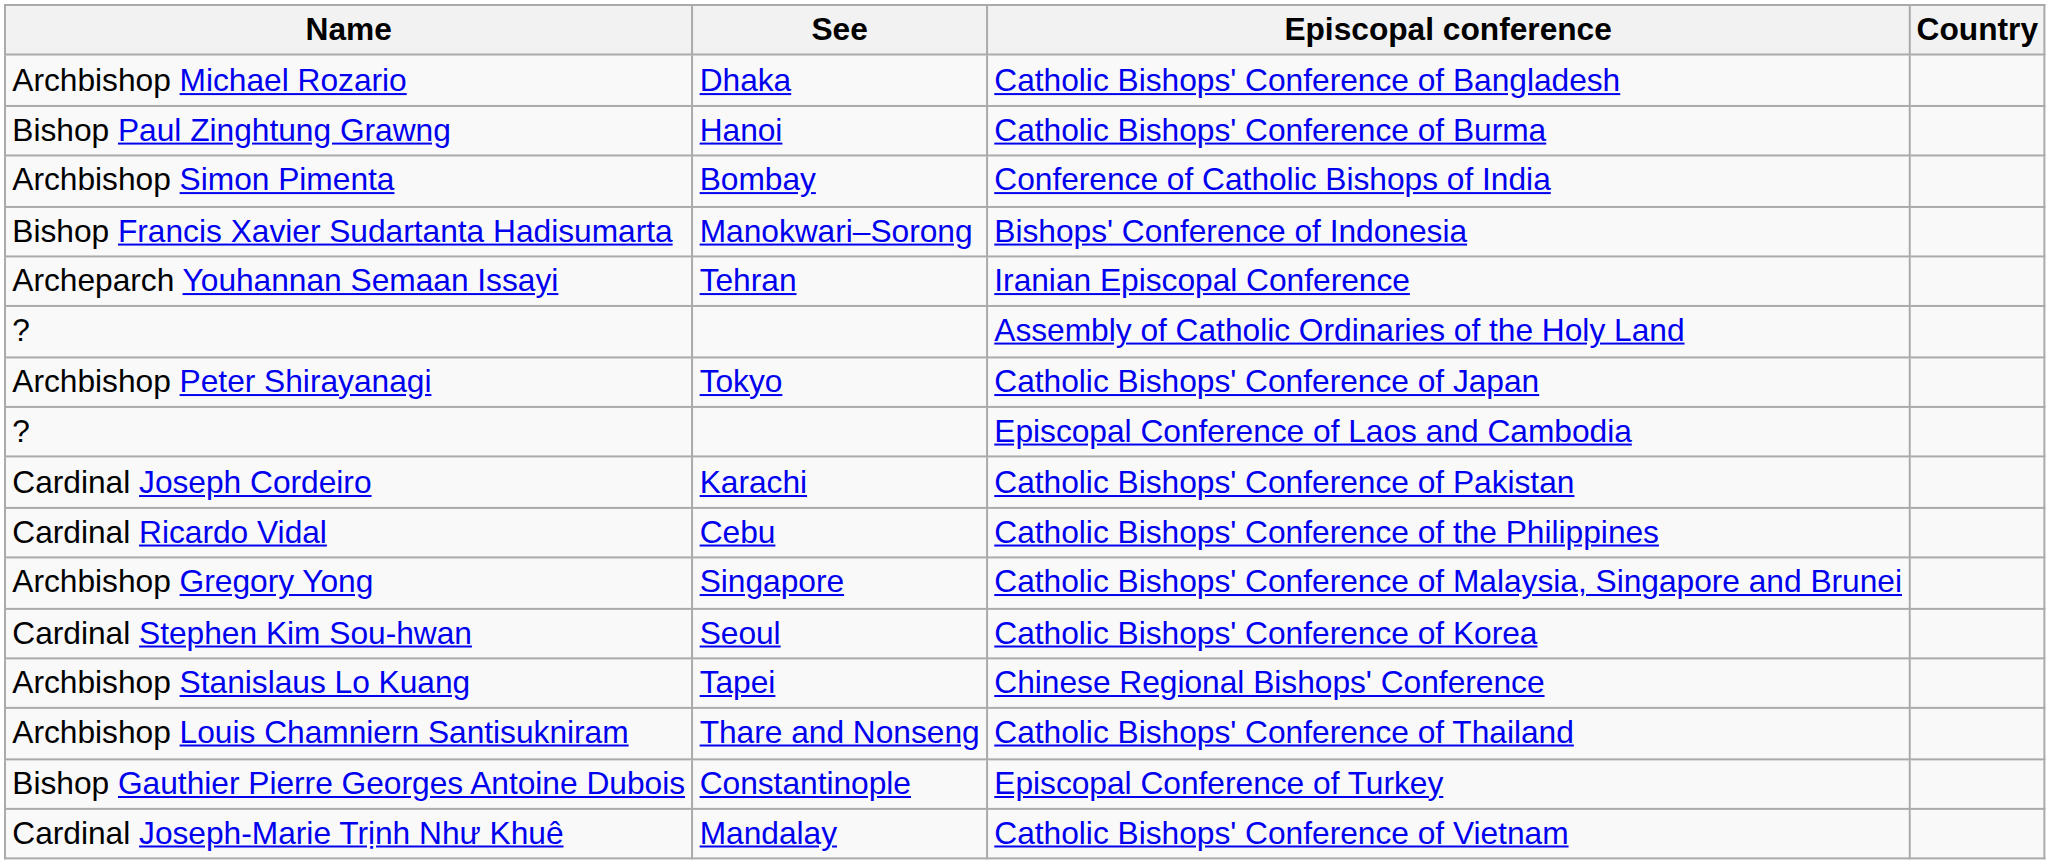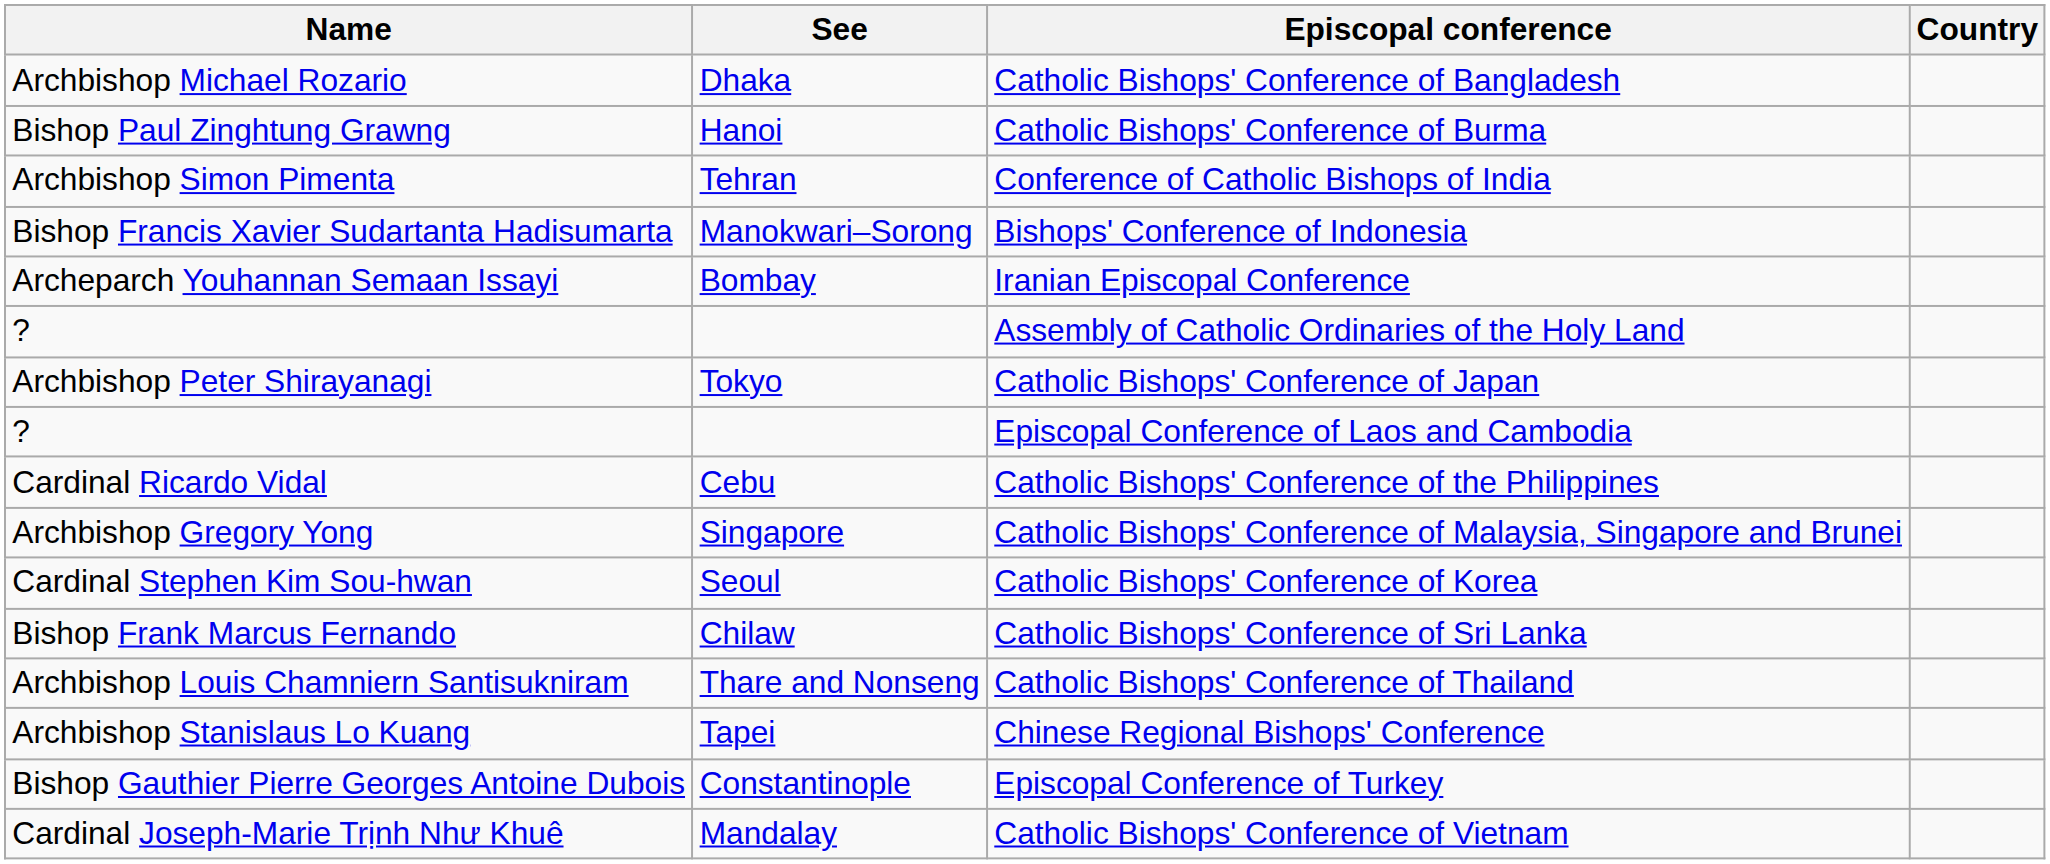(758, 180) Bombay -> (748, 180) Tehran
(748, 280) Tehran -> (758, 280) Bombay
- row: (1284, 481)
+ row: (1291, 632)
rows swapped: (1269, 682) <-> (1284, 733)
